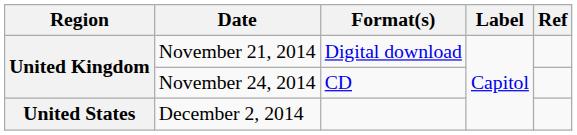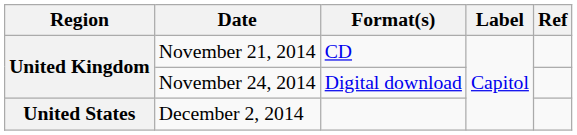(393, 51) Digital download -> (338, 51) CD
(338, 82) CD -> (393, 82) Digital download
